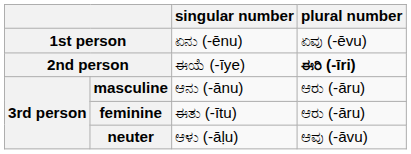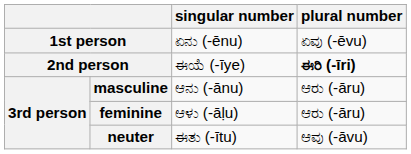(206, 112) ಈತು (-ītu) -> (207, 112) ಆಳು (-āḷu)
(207, 137) ಆಳು (-āḷu) -> (206, 137) ಈತು (-ītu)
